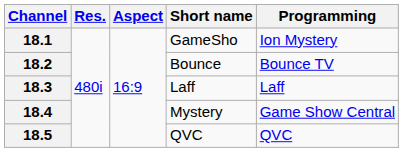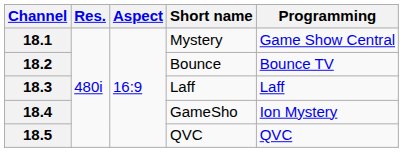(204, 40) GameSho -> (196, 40) Mystery
(299, 40) Ion Mystery -> (327, 40) Game Show Central
(196, 111) Mystery -> (204, 111) GameSho
(327, 111) Game Show Central -> (299, 111) Ion Mystery
